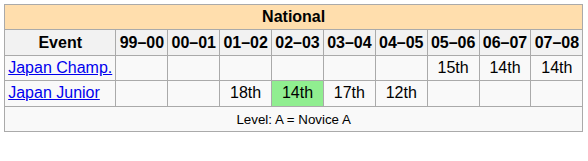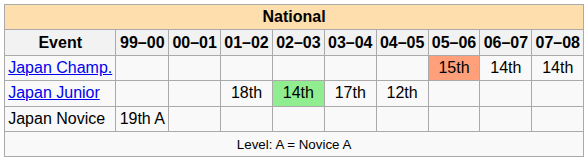(453, 67) no background -> (454, 67) lightsalmon background
+ row: (57, 118)
